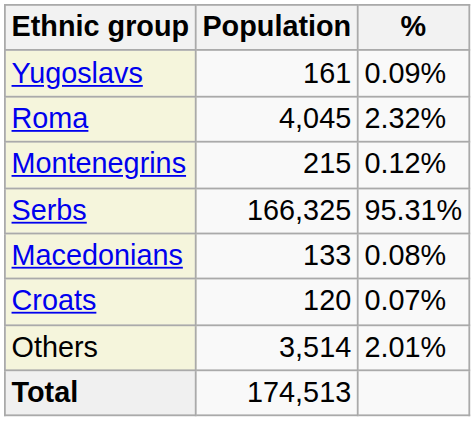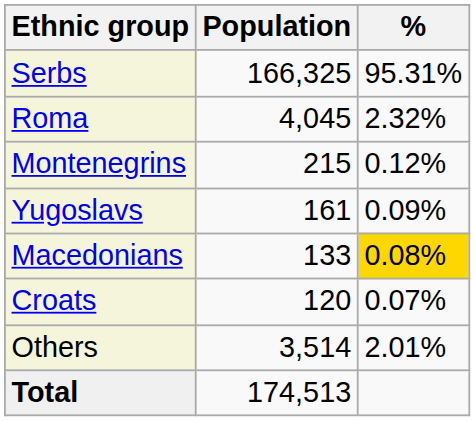rows swapped: (49, 210) <-> (77, 73)
(405, 255) no background -> (405, 255) gold background
